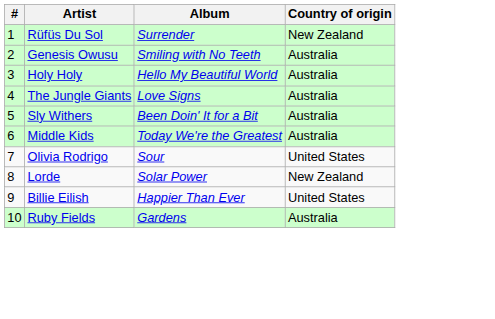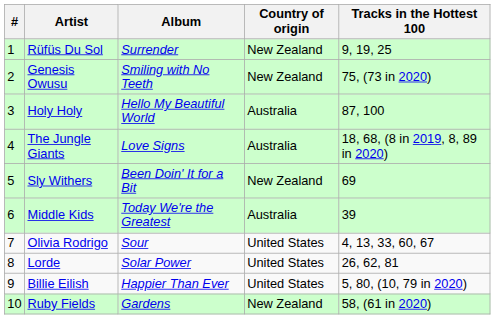+ column: (414, 21)
(313, 55) Australia -> (285, 76) New Zealand
(313, 116) Australia -> (285, 180) New Zealand
(326, 177) New Zealand -> (286, 263) United States
(313, 217) Australia -> (285, 304) New Zealand
